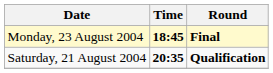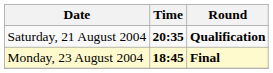rows swapped: (77, 57) <-> (75, 36)
